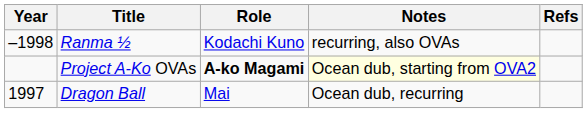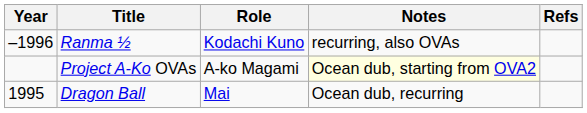(31, 42) –1998 -> (31, 42) –1996
(254, 68) bold -> (251, 68) normal
(26, 94) 1997 -> (26, 94) 1995
